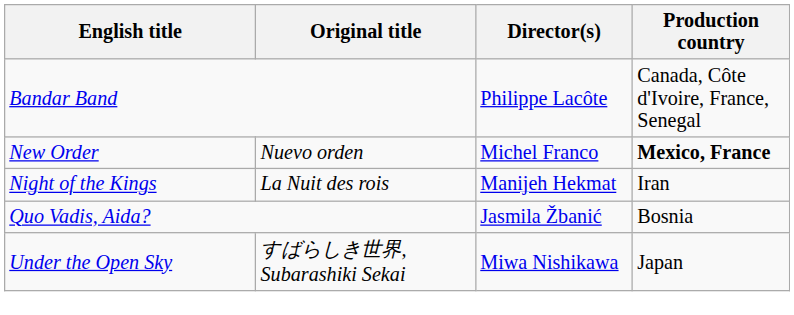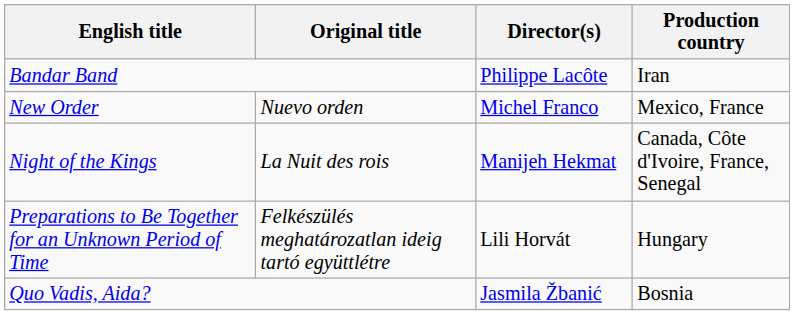(703, 97) Canada, Côte d'Ivoire, France, Senegal -> (653, 75) Iran
(704, 152) bold -> (701, 107) normal
(653, 184) Iran -> (703, 161) Canada, Côte d'Ivoire, France, Senegal
+ row: (124, 239)
- row: (91, 261)
